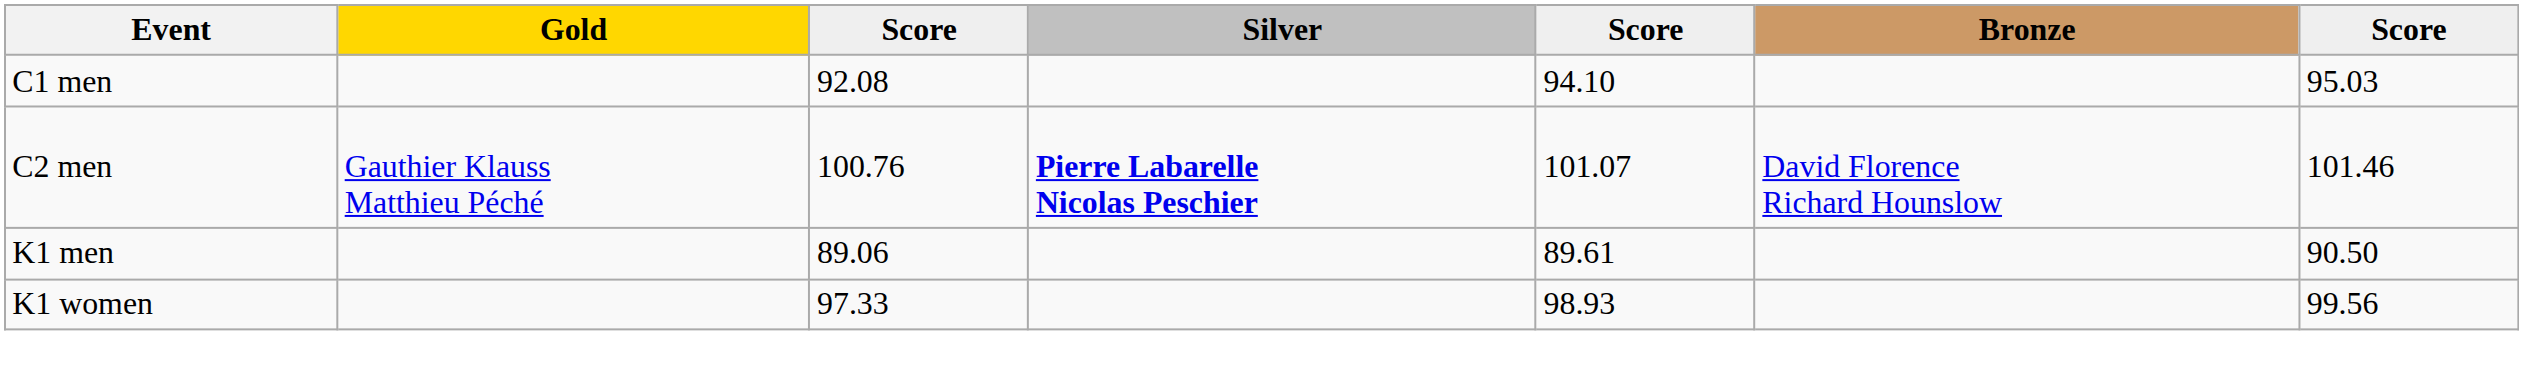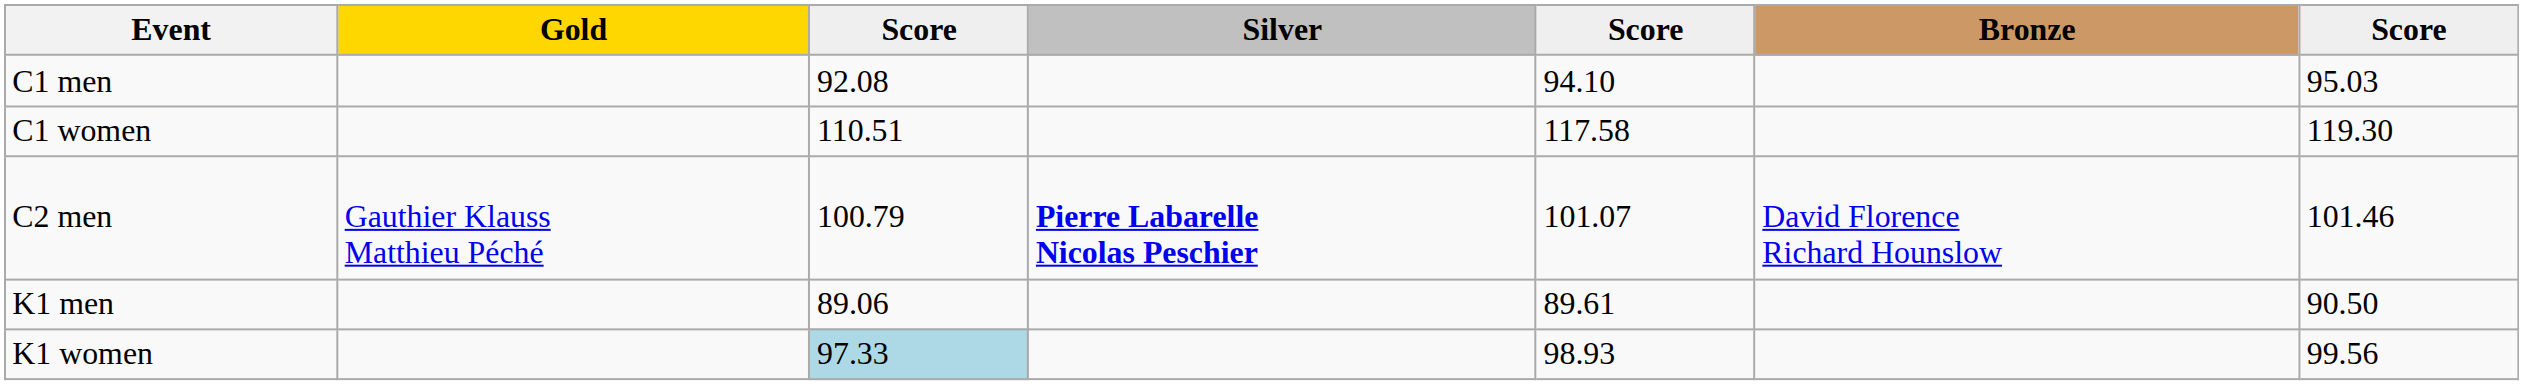+ row: (82, 130)
(861, 166) 100.76 -> (861, 217) 100.79
(853, 303) no background -> (853, 353) lightblue background
